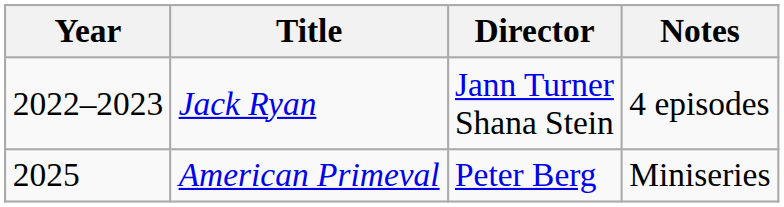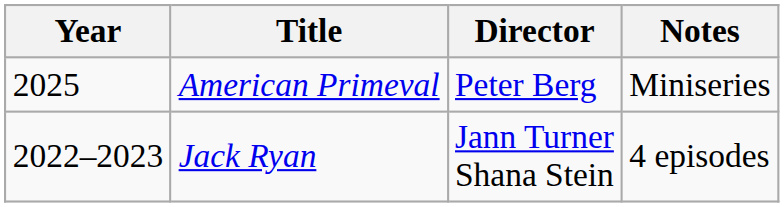rows swapped: (248, 102) <-> (309, 174)
